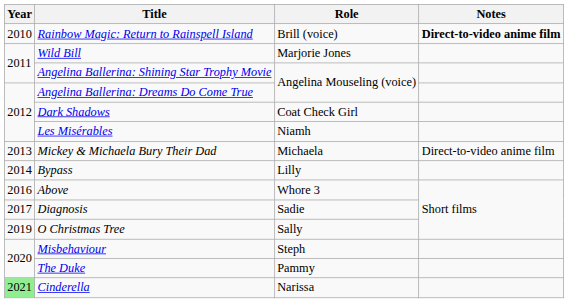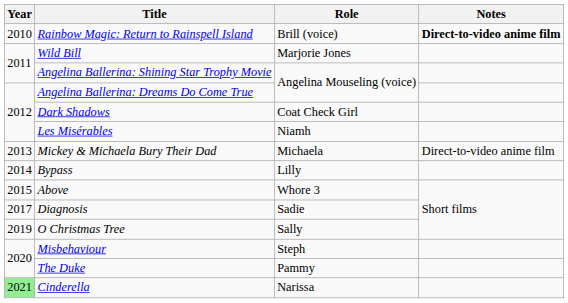(20, 190) 2016 -> (20, 190) 2015
